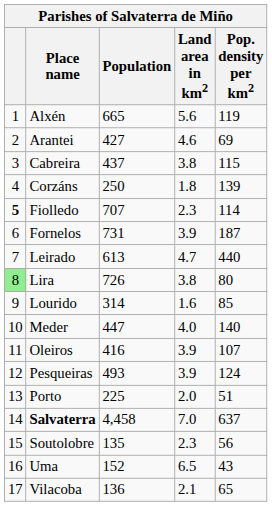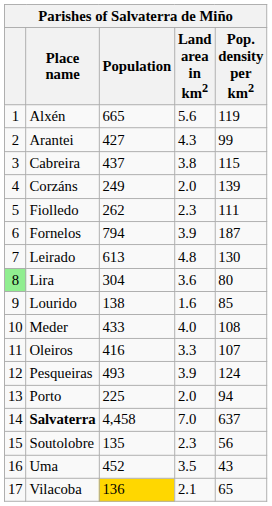(187, 139) 4.6 -> (187, 139) 4.3
(226, 139) 69 -> (226, 139) 99
(114, 186) 250 -> (114, 186) 249
(187, 186) 1.8 -> (187, 186) 2.0
(15, 209) bold -> (15, 209) normal
(114, 209) 707 -> (114, 209) 262
(229, 209) 114 -> (229, 209) 111
(114, 233) 731 -> (114, 233) 794
(187, 256) 4.7 -> (187, 256) 4.8
(229, 256) 440 -> (229, 256) 130
(114, 279) 726 -> (114, 279) 304
(187, 279) 3.8 -> (187, 279) 3.6
(114, 303) 314 -> (114, 303) 138
(114, 326) 447 -> (114, 326) 433
(229, 326) 140 -> (229, 326) 108
(187, 349) 3.9 -> (187, 349) 3.3
(226, 396) 51 -> (226, 396) 94
(114, 466) 152 -> (114, 466) 452
(187, 466) 6.5 -> (187, 466) 3.5
(114, 490) no background -> (114, 490) gold background
